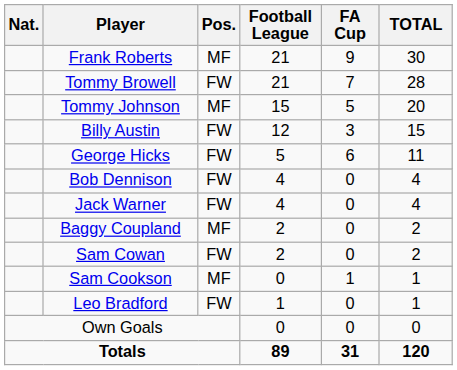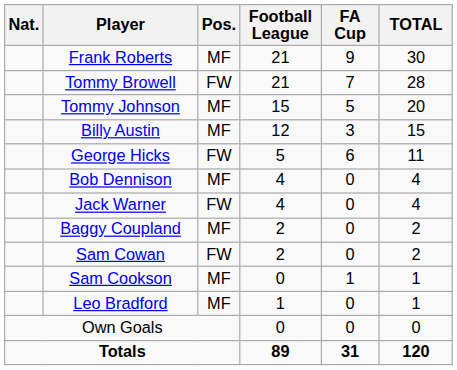(219, 131) FW -> (219, 131) MF
(219, 180) FW -> (219, 180) MF
(219, 302) FW -> (219, 302) MF
